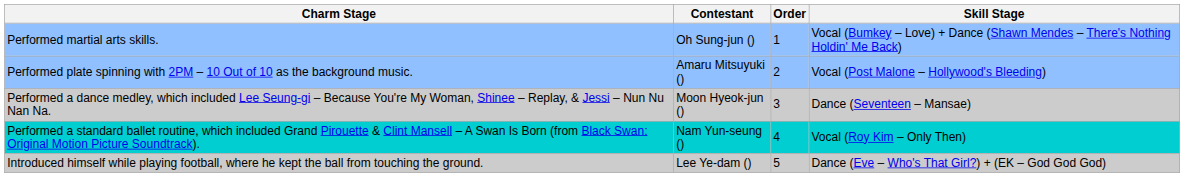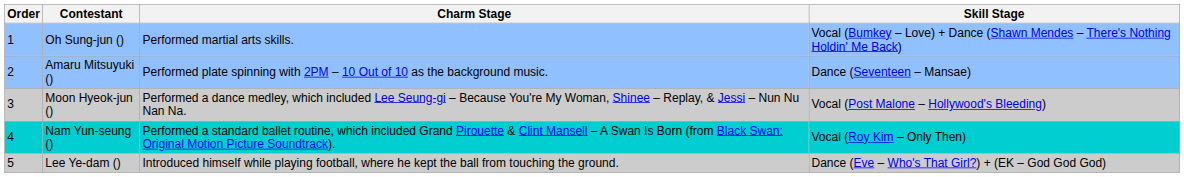columns swapped: (790, 14) <-> (339, 14)
(929, 72) Vocal (Post Malone – Hollywood's Bleeding) -> (891, 72) Dance (Seventeen – Mansae)
(891, 104) Dance (Seventeen – Mansae) -> (929, 104) Vocal (Post Malone – Hollywood's Bleeding)
